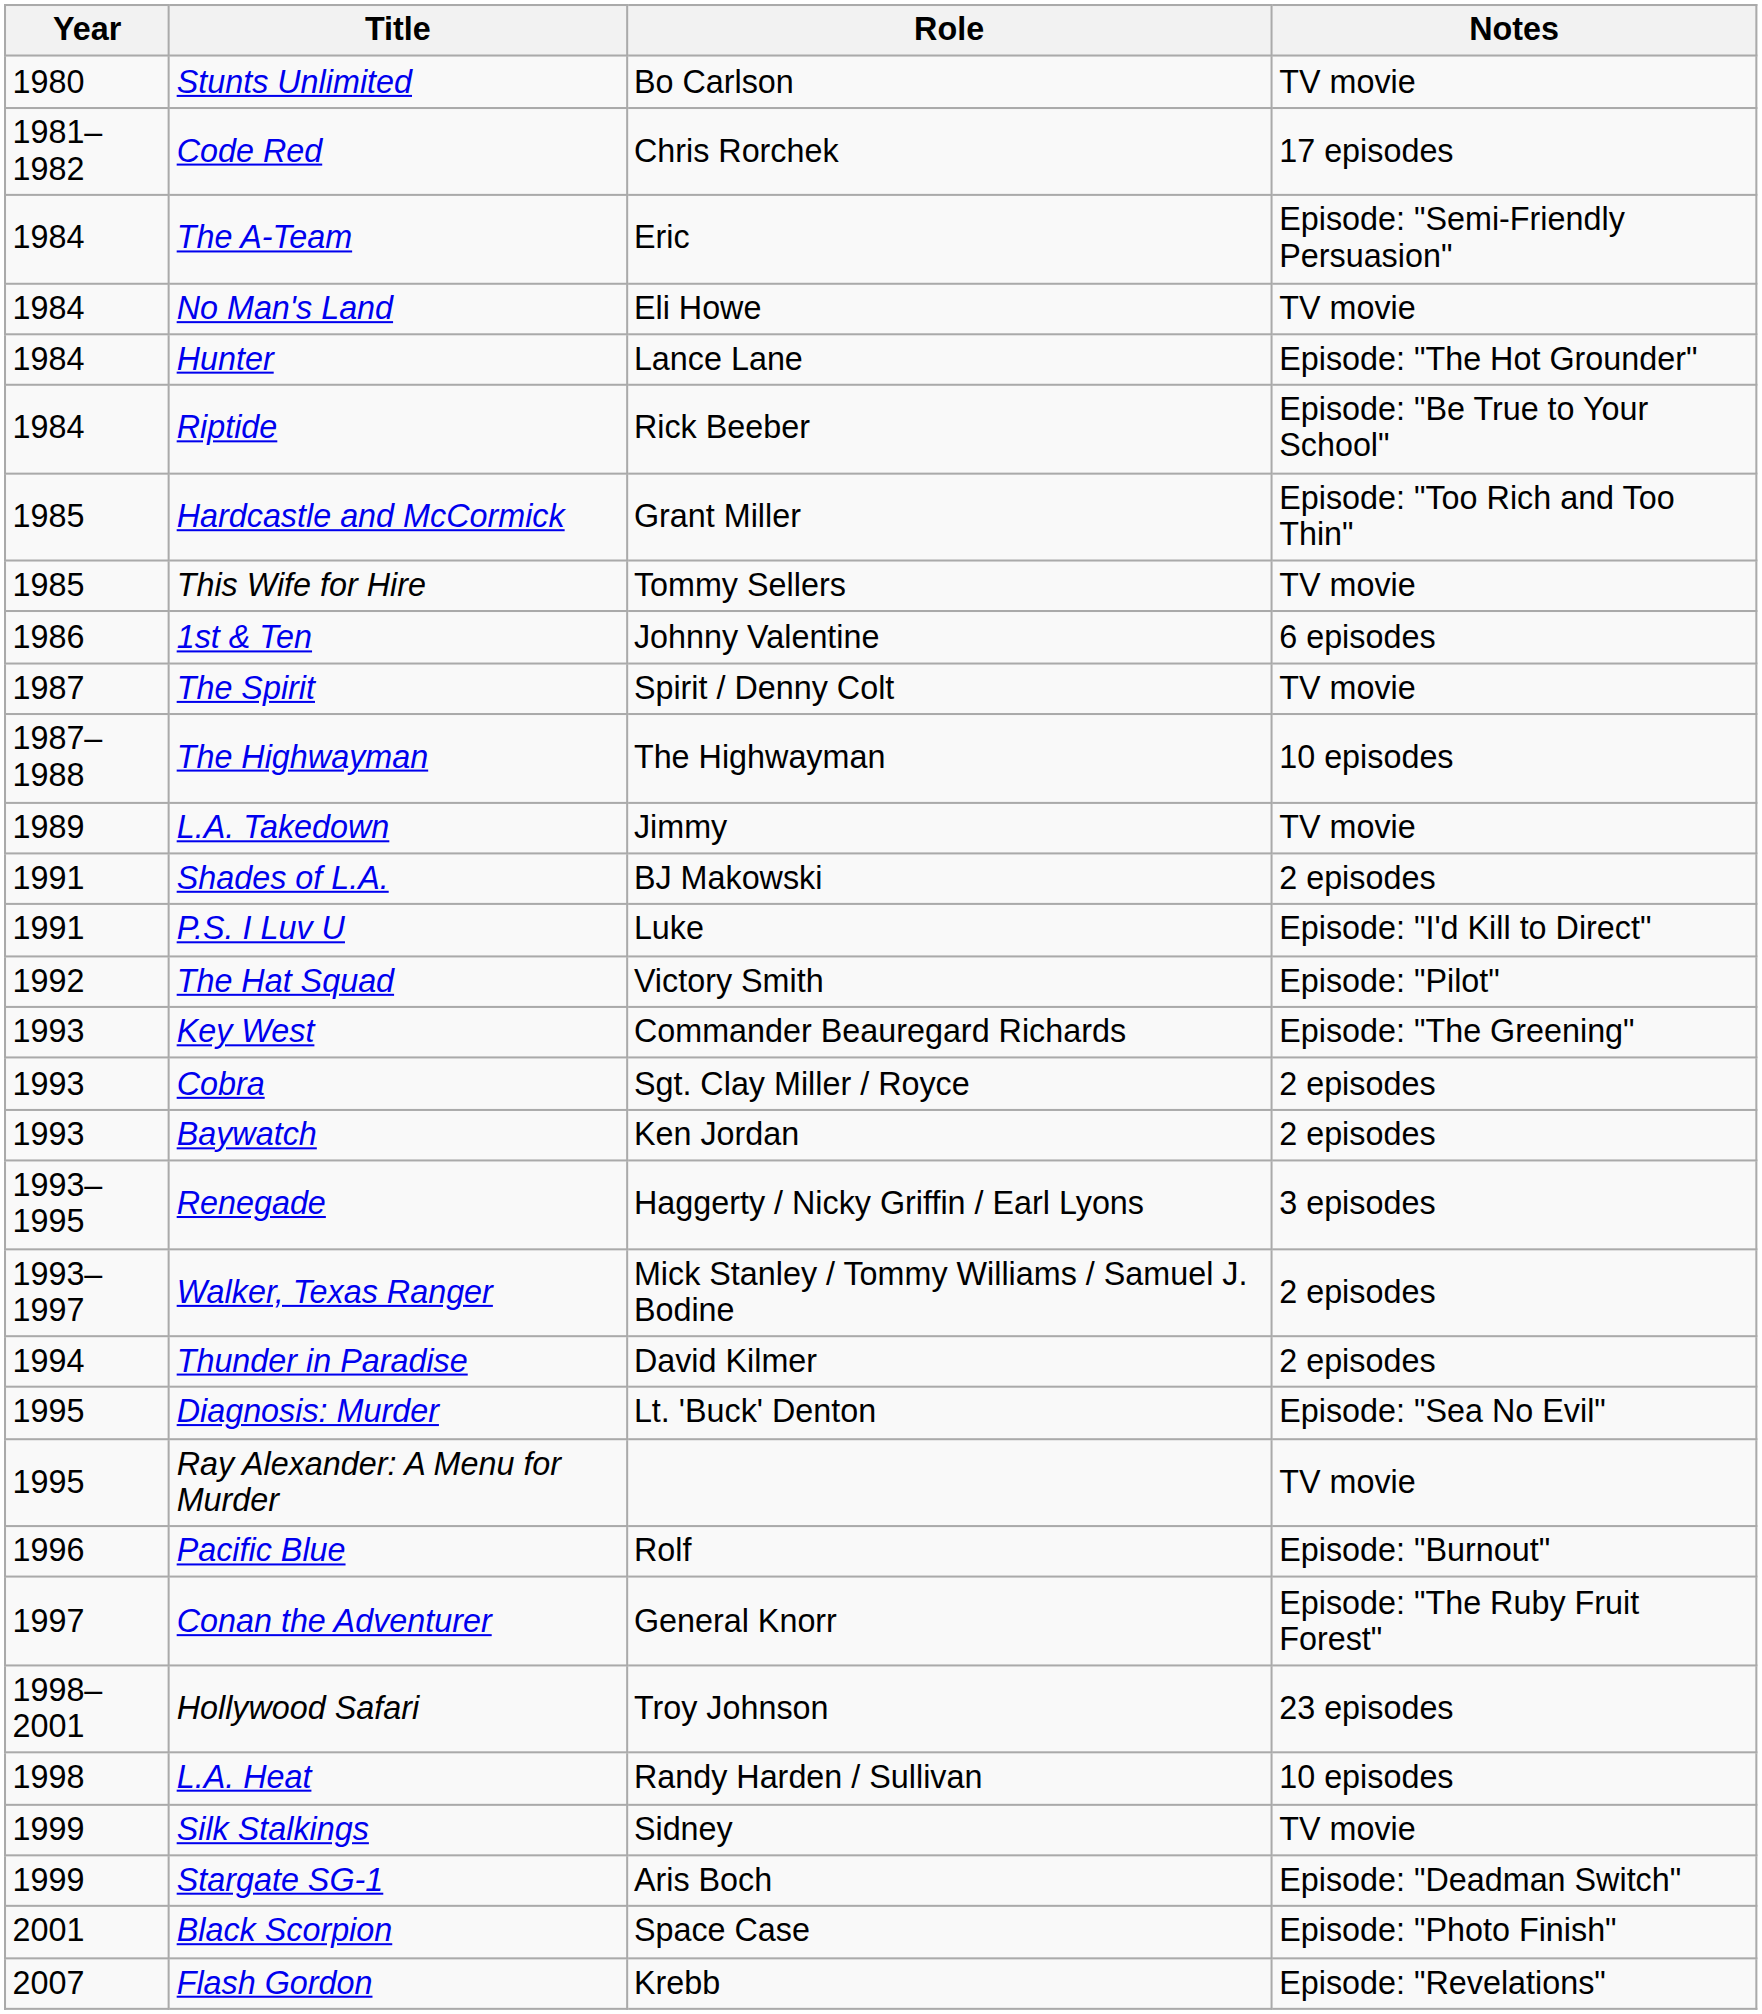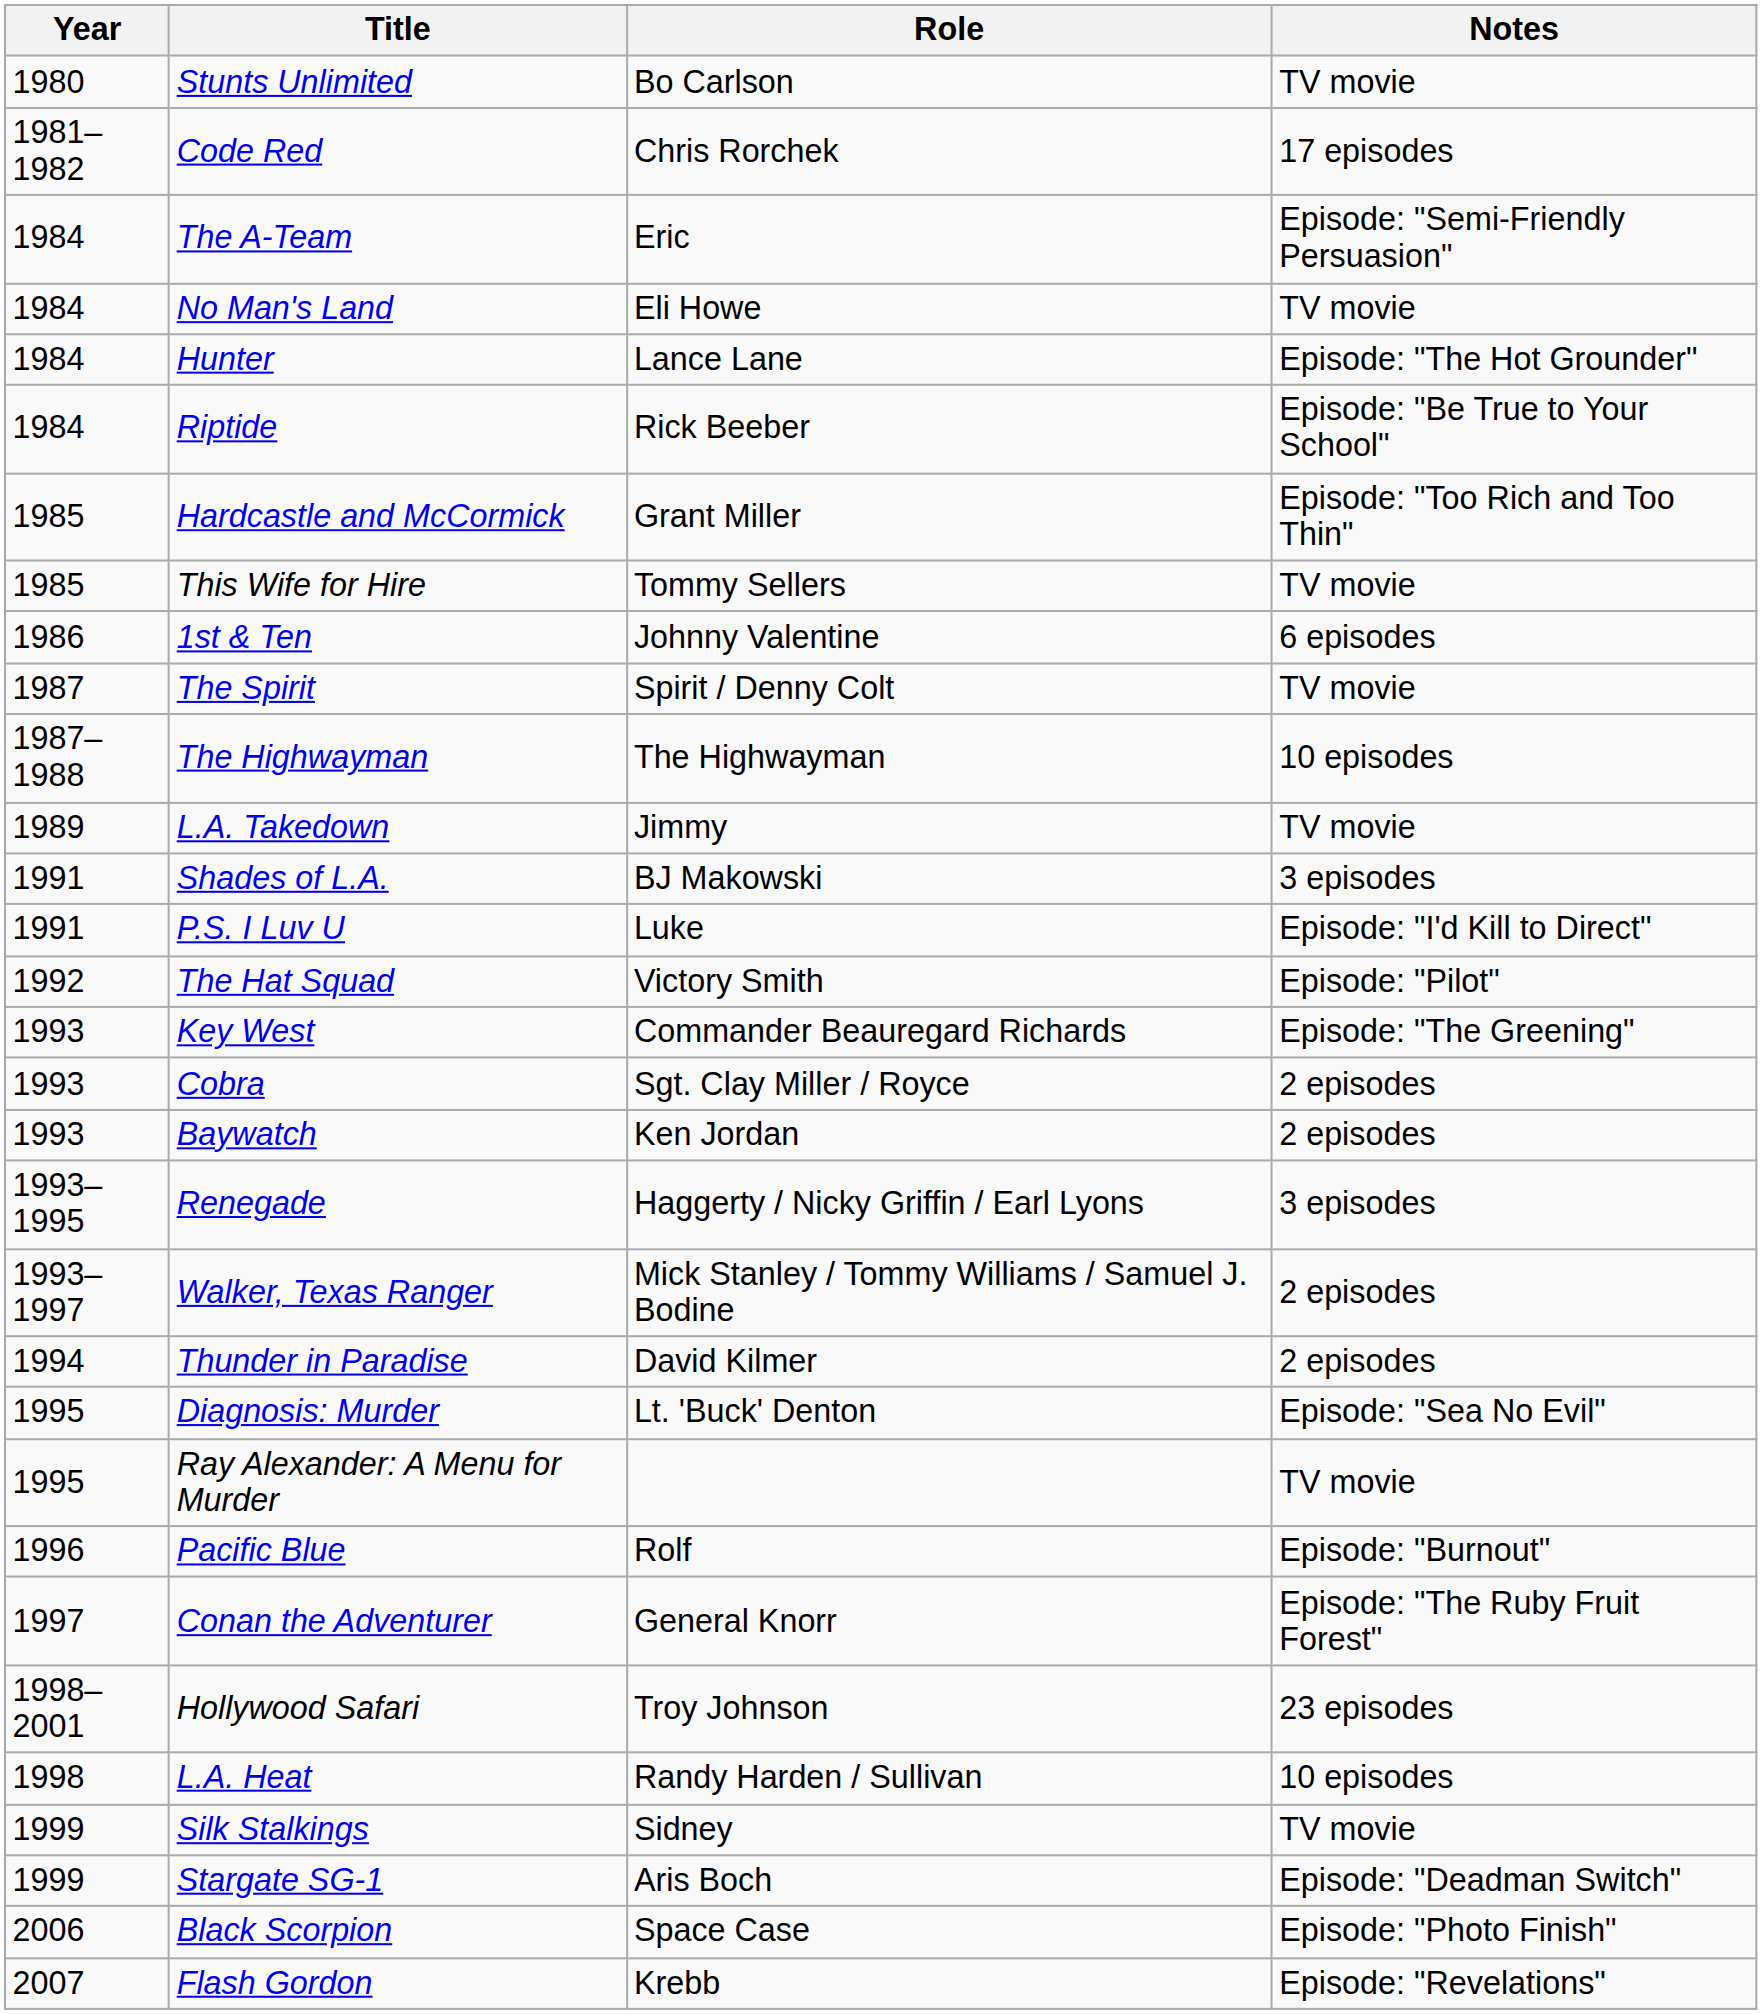(1357, 878) 2 episodes -> (1357, 878) 3 episodes
(48, 1931) 2001 -> (48, 1931) 2006
